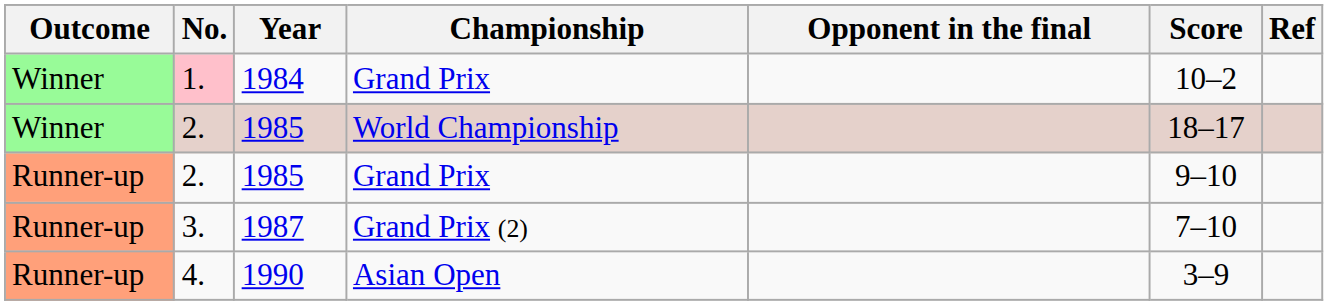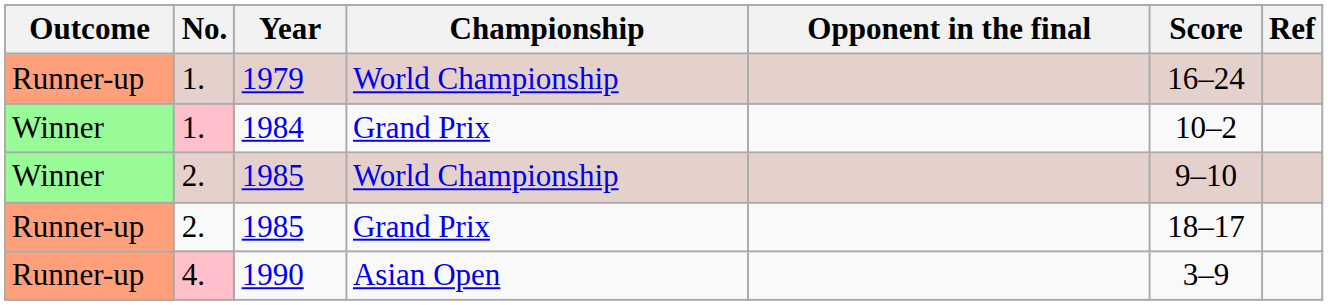+ row: (273, 78)
(1206, 127) 18–17 -> (1206, 176) 9–10
(1206, 176) 9–10 -> (1206, 226) 18–17
- row: (273, 226)
(193, 275) no background -> (193, 275) pink background
